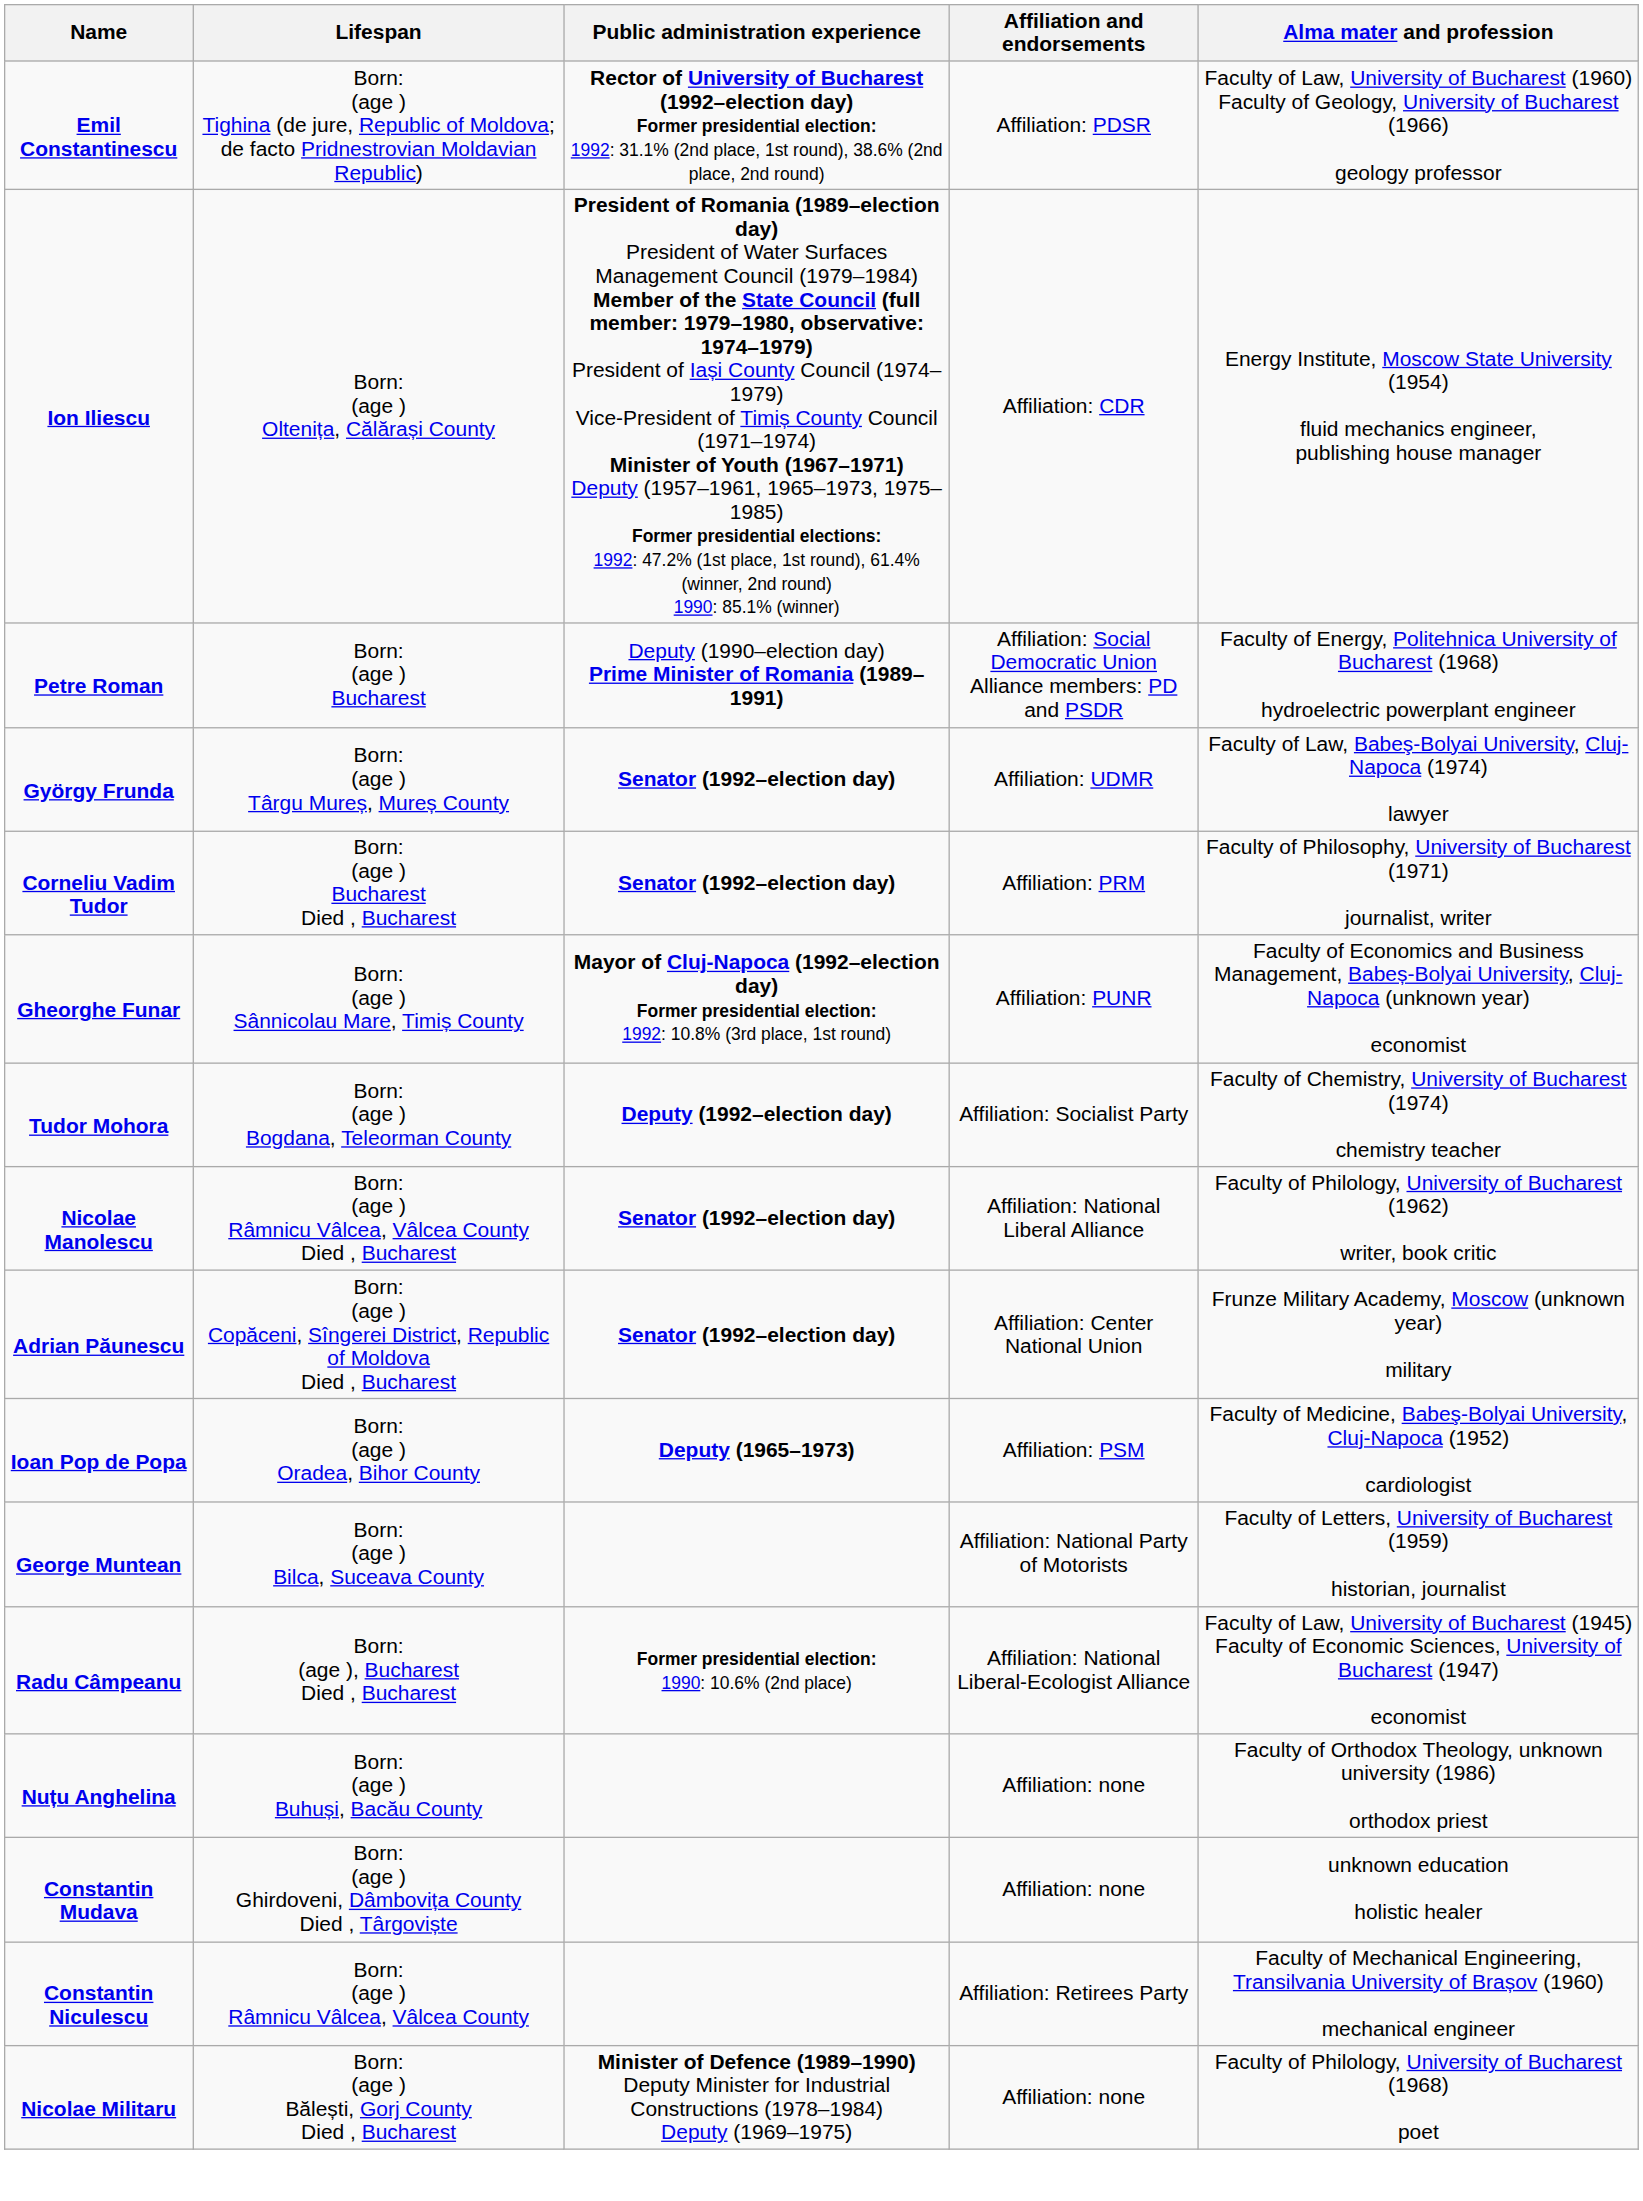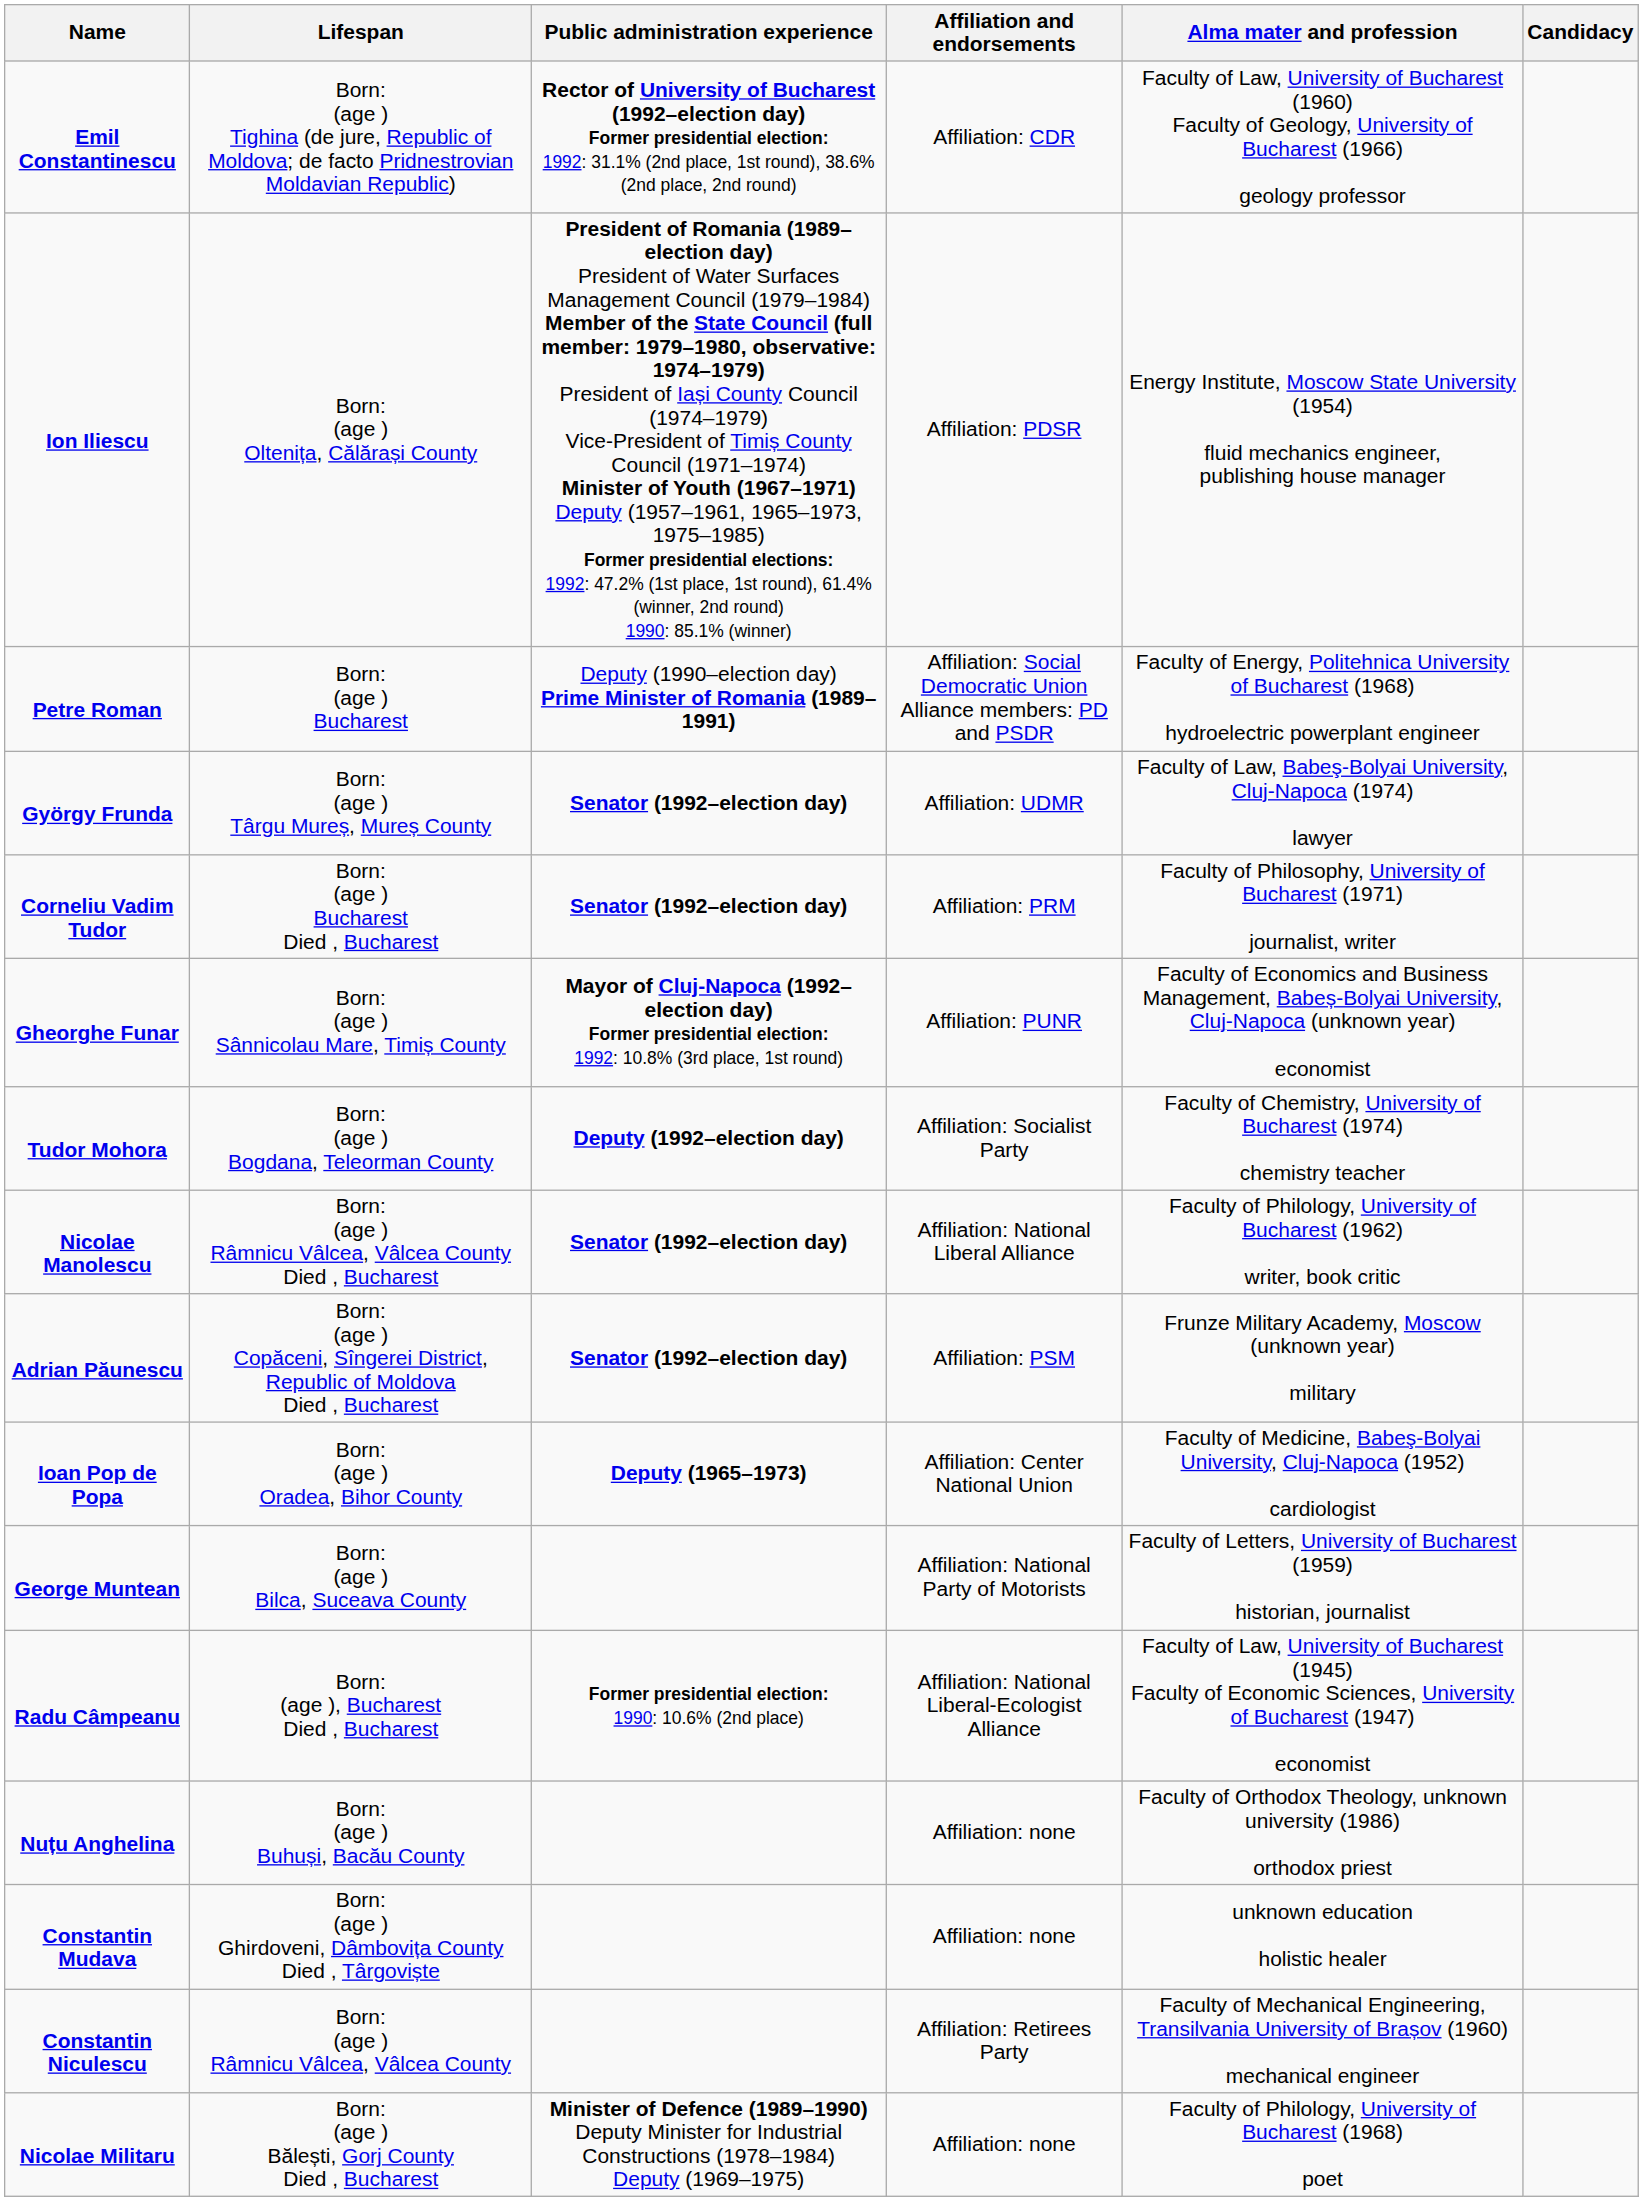+ column: (1580, 32)
(1074, 125) Affiliation: PDSR -> (1004, 136) Affiliation: CDR
(1074, 405) Affiliation: CDR -> (1004, 429) Affiliation: PDSR
(1074, 1334) Affiliation: Center National Union -> (1004, 1357) Affiliation: PSM
(1074, 1450) Affiliation: PSM -> (1004, 1473) Affiliation: Center National Union
